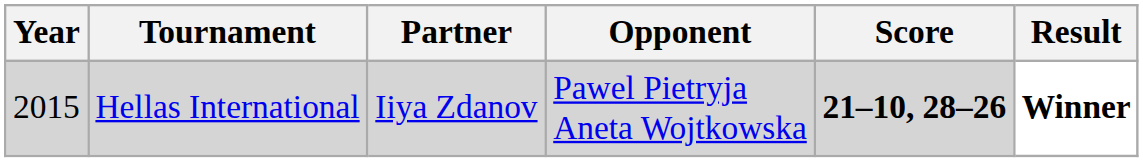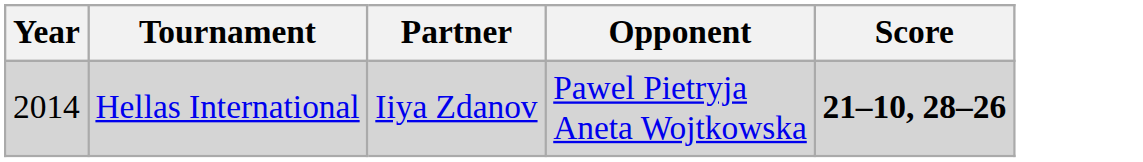- column: (1076, 32)
(46, 107) 2015 -> (46, 107) 2014
